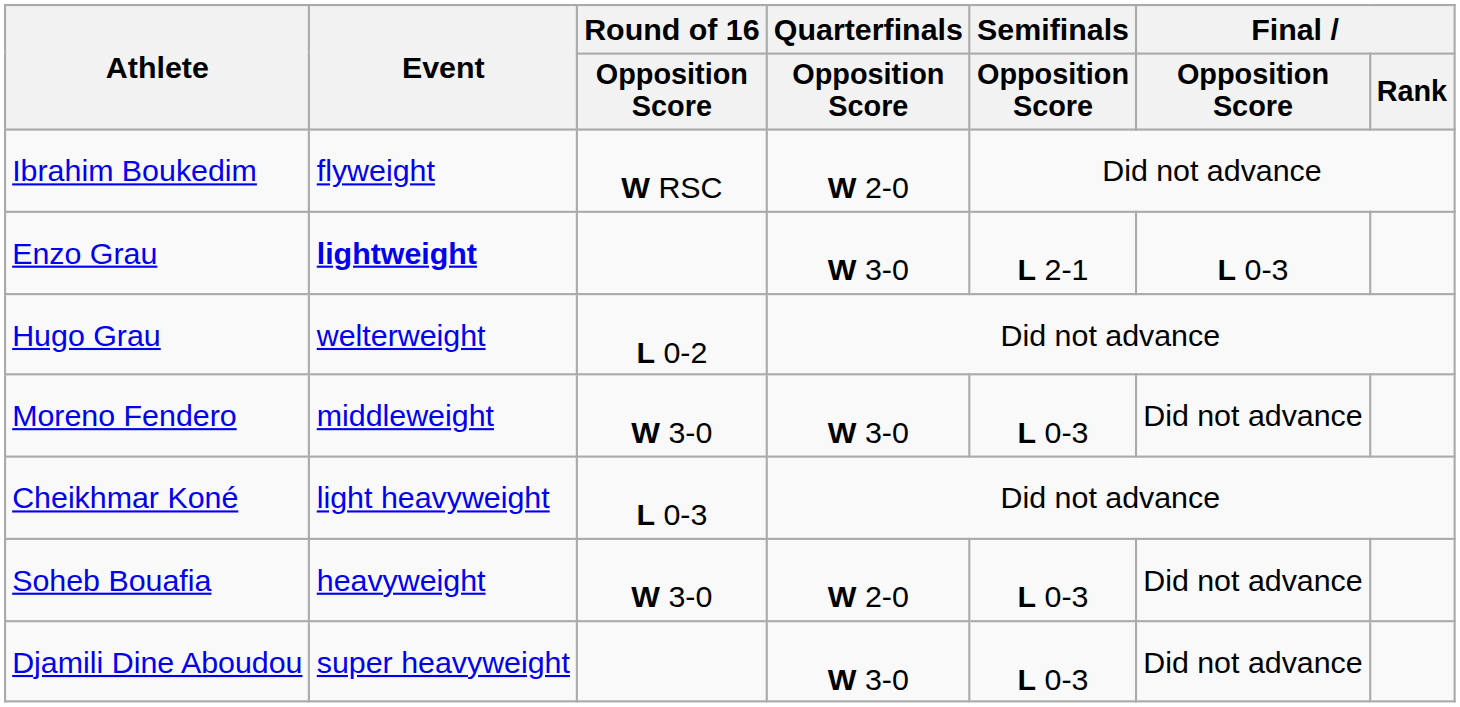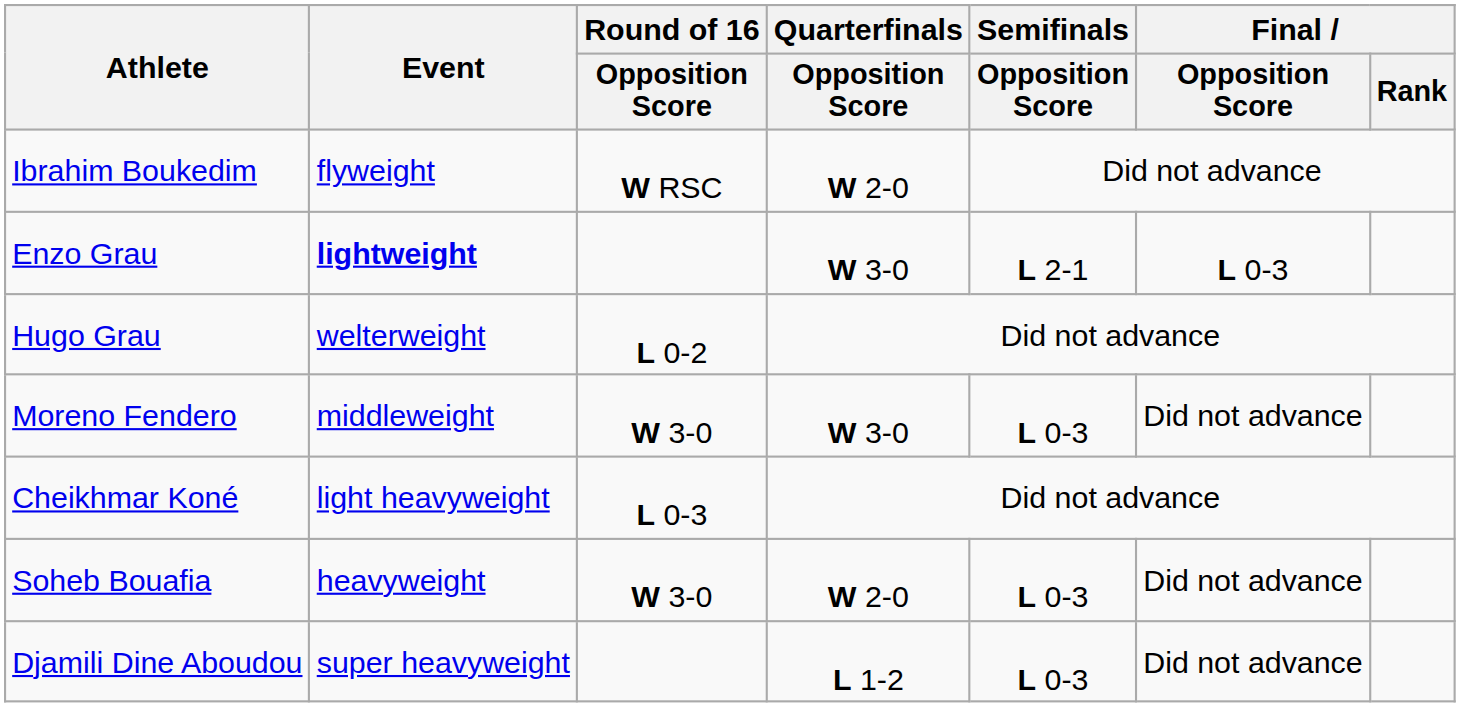(868, 679) W 3-0 -> (868, 679) L 1-2
